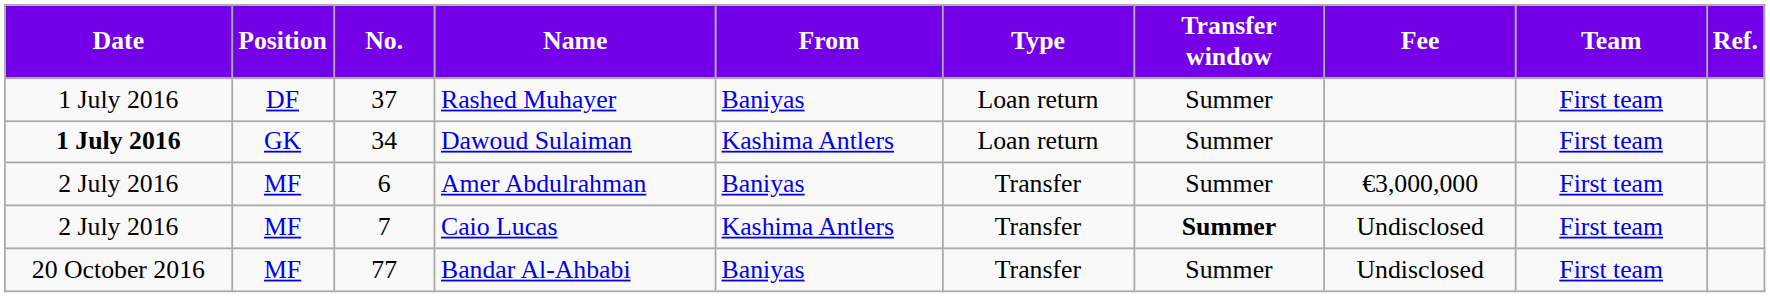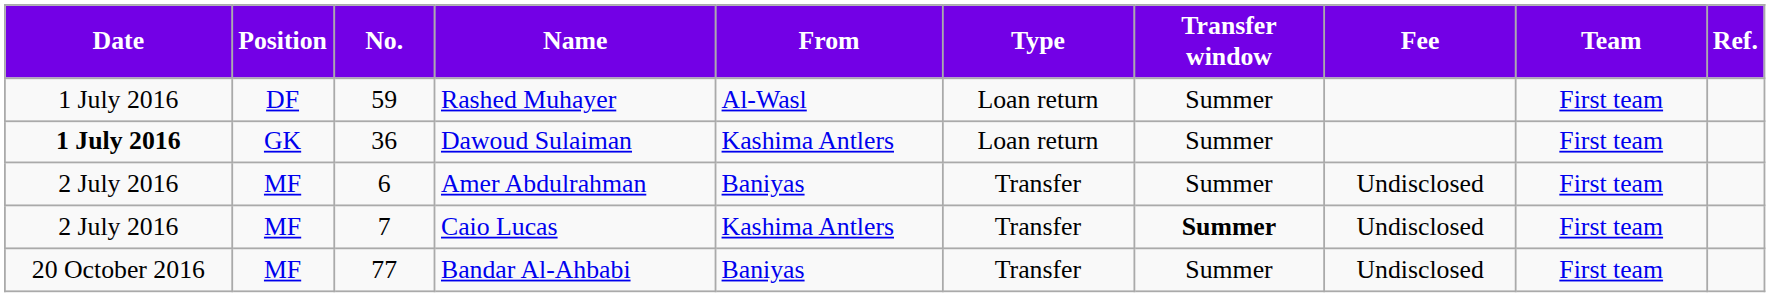(384, 99) 37 -> (384, 99) 59
(763, 99) Baniyas -> (764, 99) Al-Wasl
(384, 141) 34 -> (384, 141) 36
(1420, 184) €3,000,000 -> (1420, 184) Undisclosed
